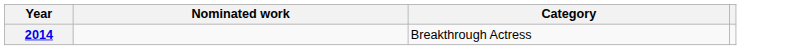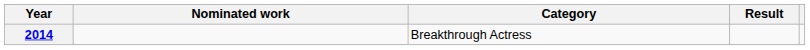+ column: (764, 14)
